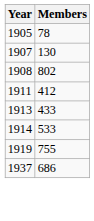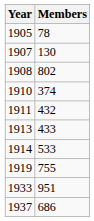+ row: (20, 91)
(47, 91) 412 -> (47, 110) 432
+ row: (20, 187)
